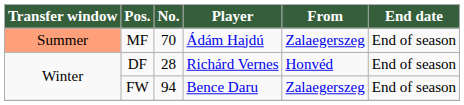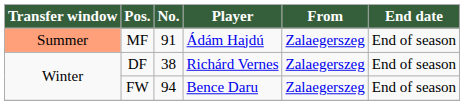(169, 40) 70 -> (169, 40) 91
(169, 64) 28 -> (169, 64) 38
(309, 64) Honvéd -> (325, 64) Zalaegerszeg
